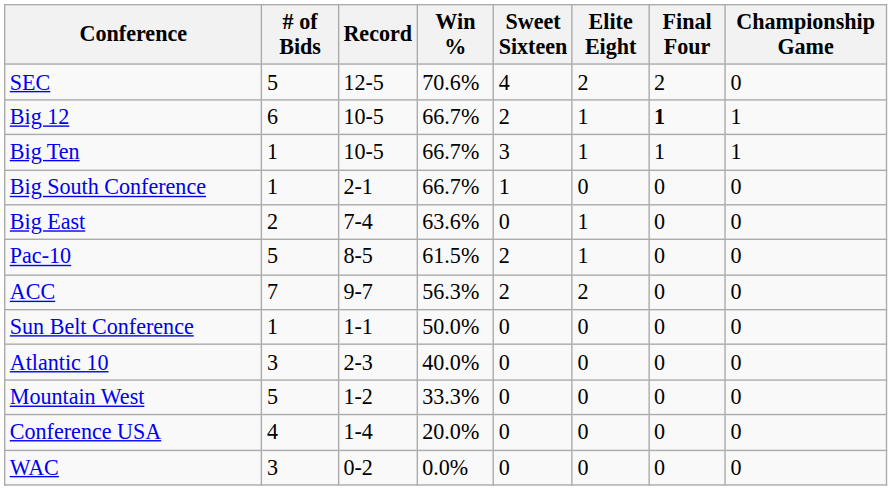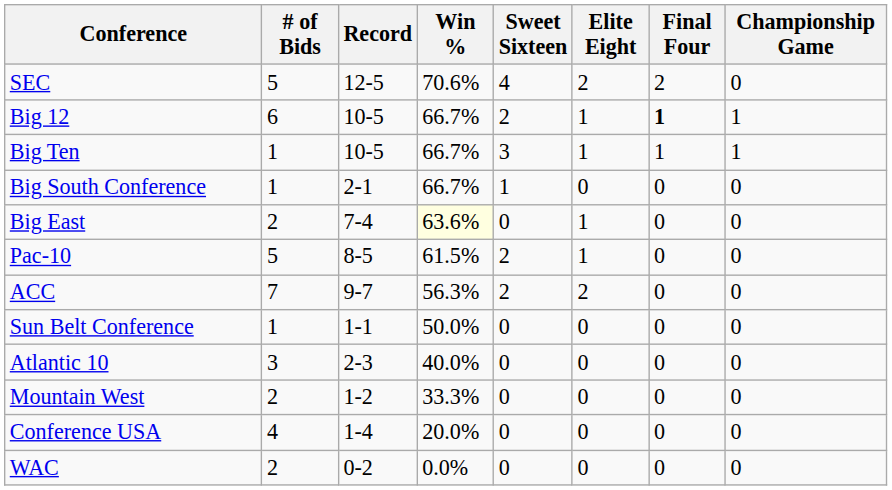(451, 221) no background -> (451, 221) lightyellow background
(272, 397) 5 -> (272, 397) 2
(272, 467) 3 -> (272, 467) 2
